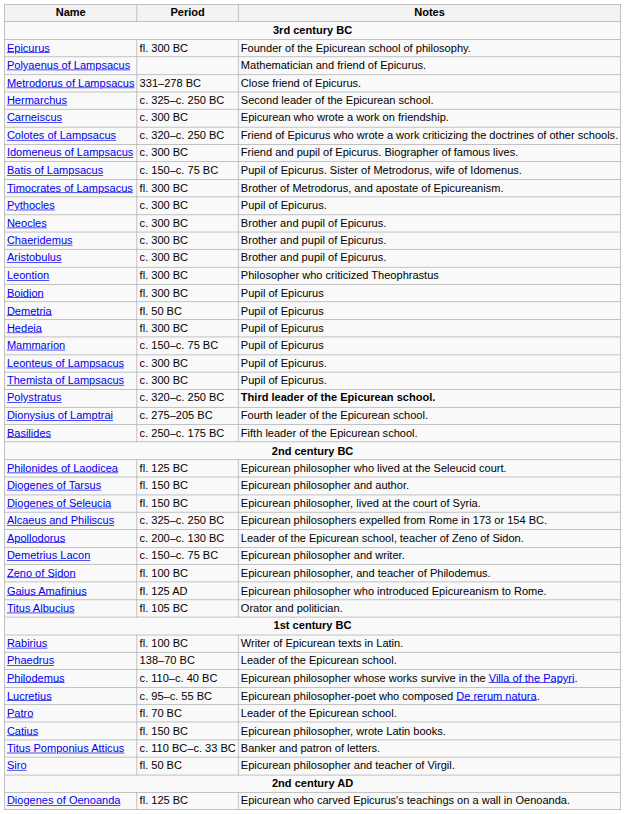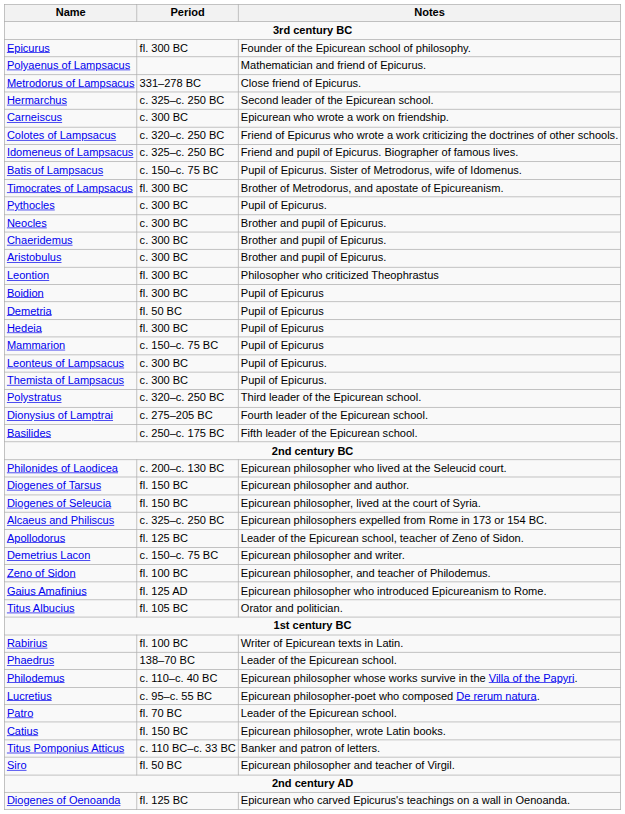(164, 153) c. 300 BC -> (182, 153) c. 325–c. 250 BC
(338, 398) bold -> (331, 398) normal
(164, 468) fl. 125 BC -> (182, 468) c. 200–c. 130 BC
(182, 538) c. 200–c. 130 BC -> (164, 538) fl. 125 BC
